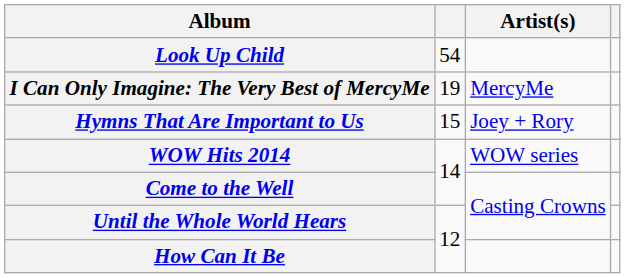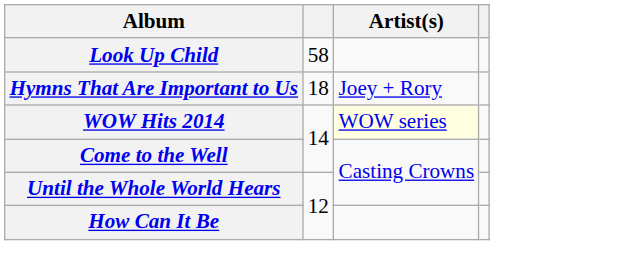(450, 54) 54 -> (318, 54) 58
- row: (220, 88)
(450, 121) 15 -> (318, 88) 18
(524, 155) no background -> (393, 121) lightyellow background
